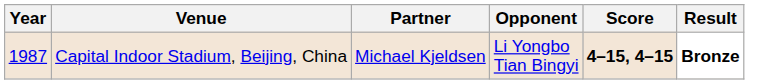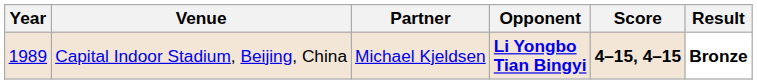(28, 56) 1987 -> (28, 56) 1989
(536, 56) normal -> (540, 56) bold
